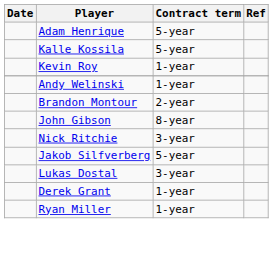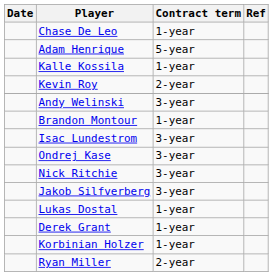+ row: (78, 31)
(175, 49) 5-year -> (175, 67) 1-year
(175, 67) 1-year -> (175, 85) 2-year
(175, 85) 1-year -> (175, 102) 3-year
(175, 102) 2-year -> (175, 120) 1-year
- row: (75, 120)
+ row: (88, 138)
+ row: (75, 156)
(175, 156) 5-year -> (175, 191) 3-year
(175, 173) 3-year -> (175, 209) 1-year
+ row: (91, 245)
(175, 209) 1-year -> (175, 262) 2-year
